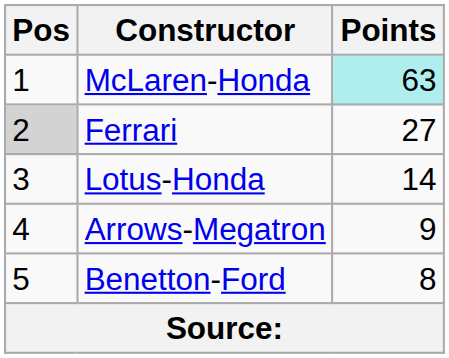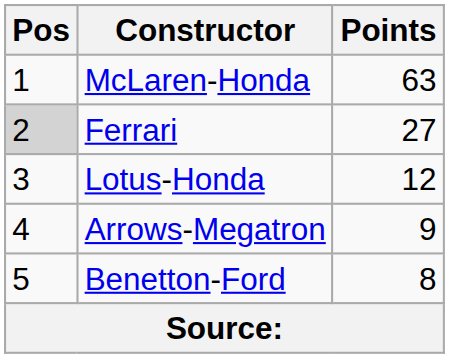(419, 80) paleturquoise background -> (419, 80) no background
(419, 180) 14 -> (419, 180) 12
